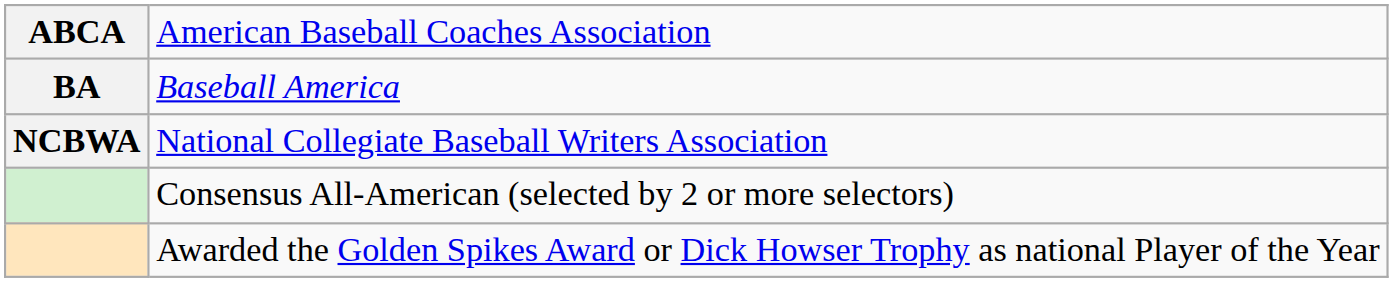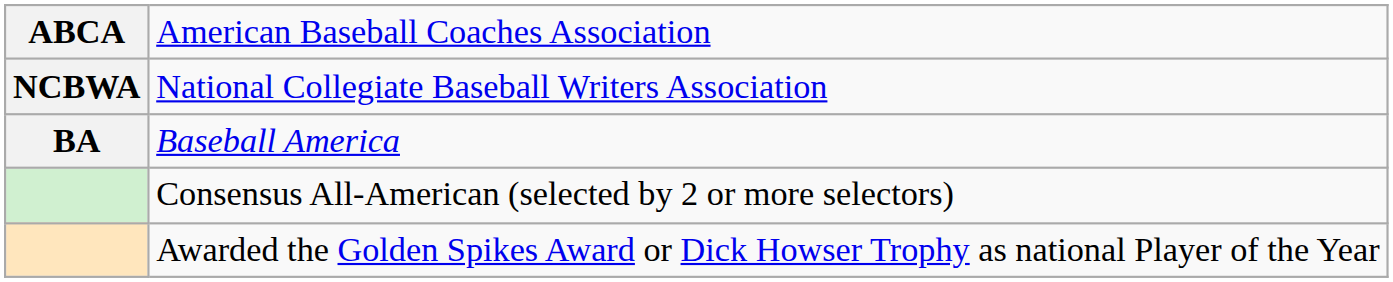rows swapped: (278, 85) <-> (492, 140)
